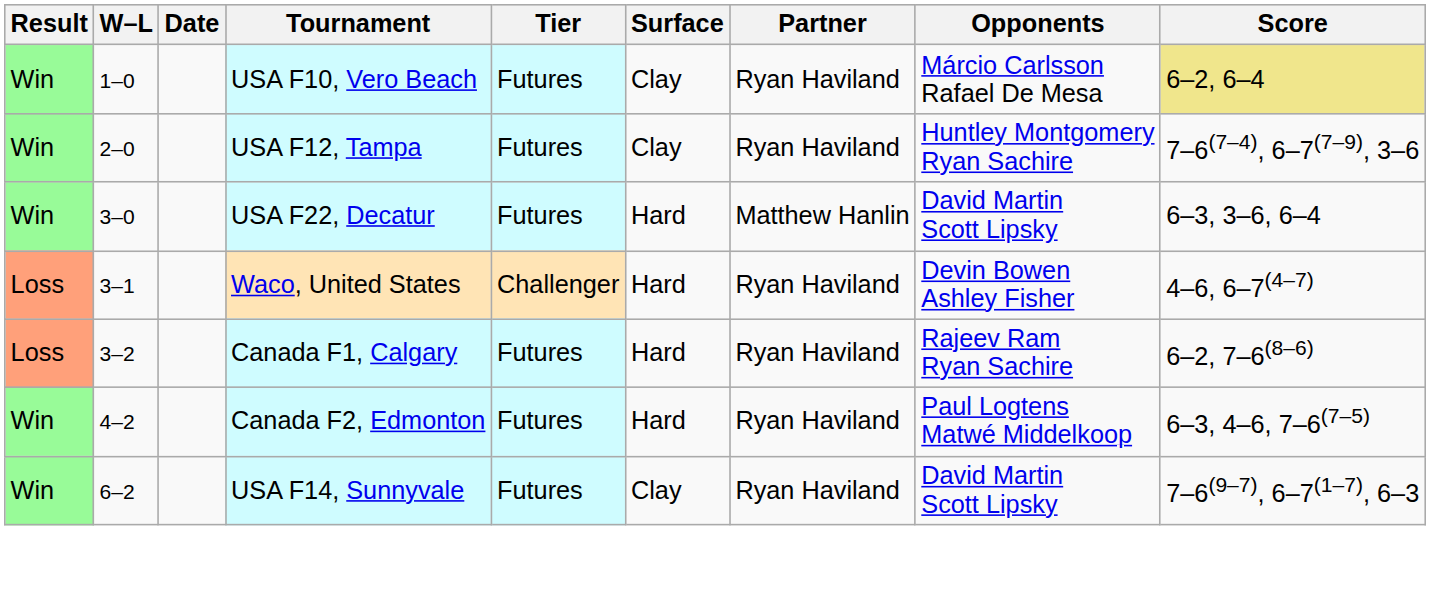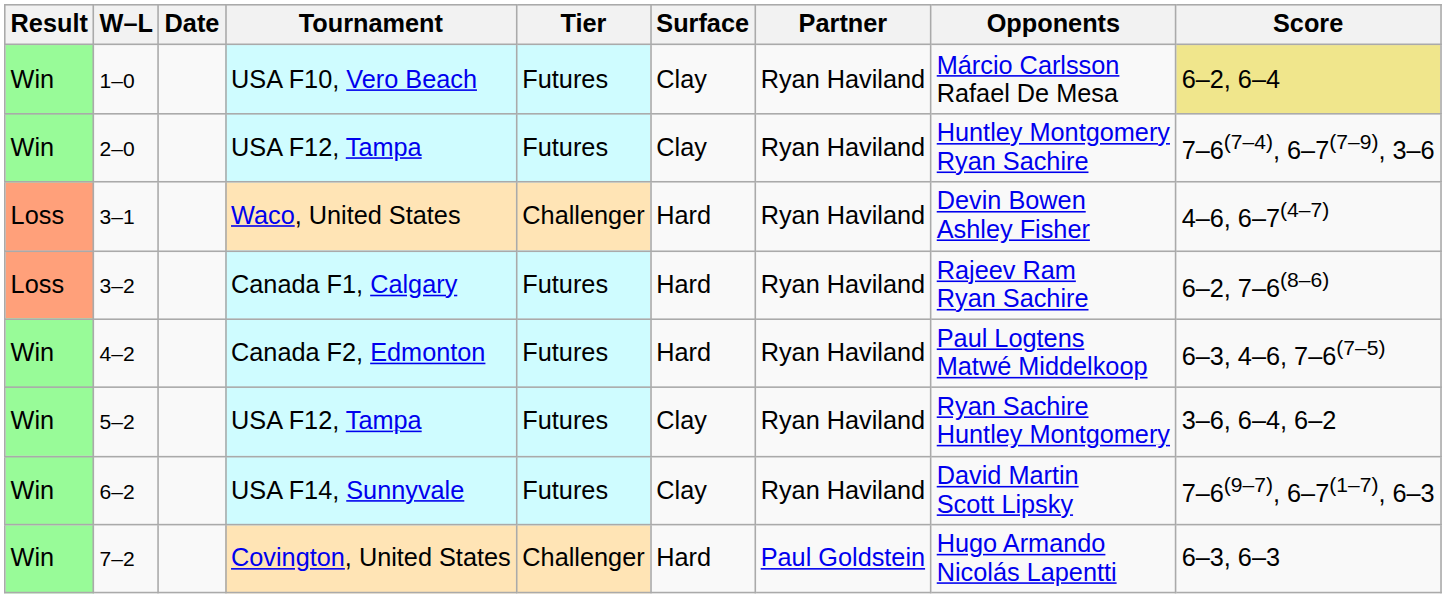- row: (117, 217)
+ row: (117, 423)
+ row: (117, 560)
